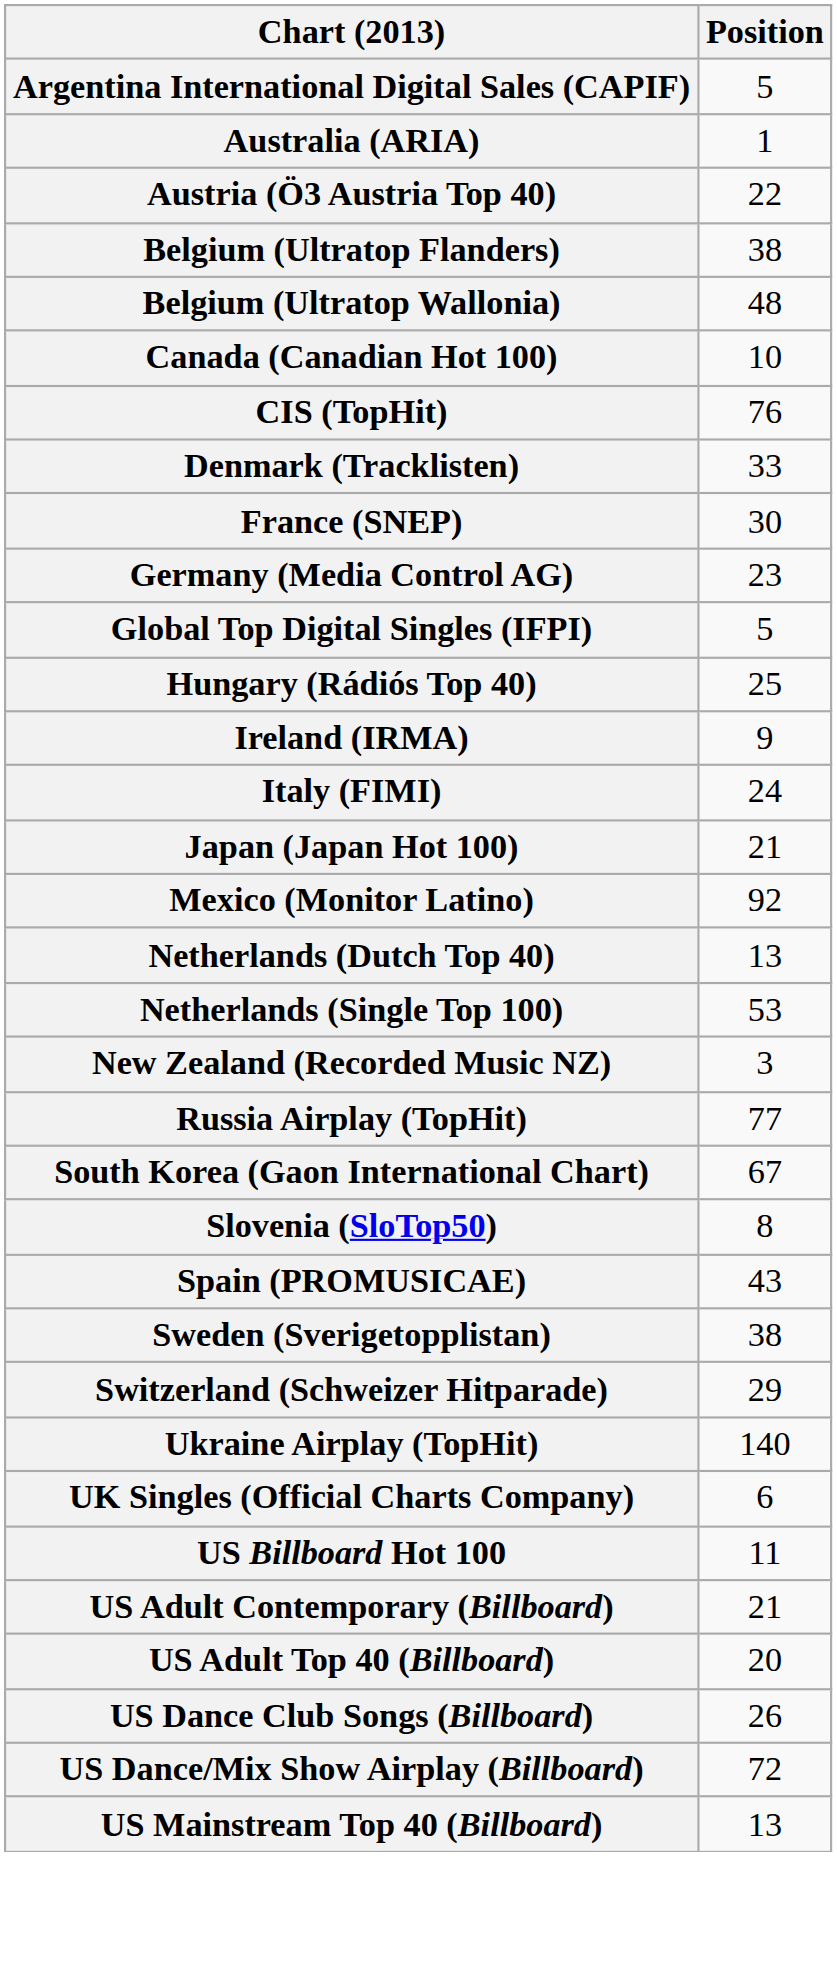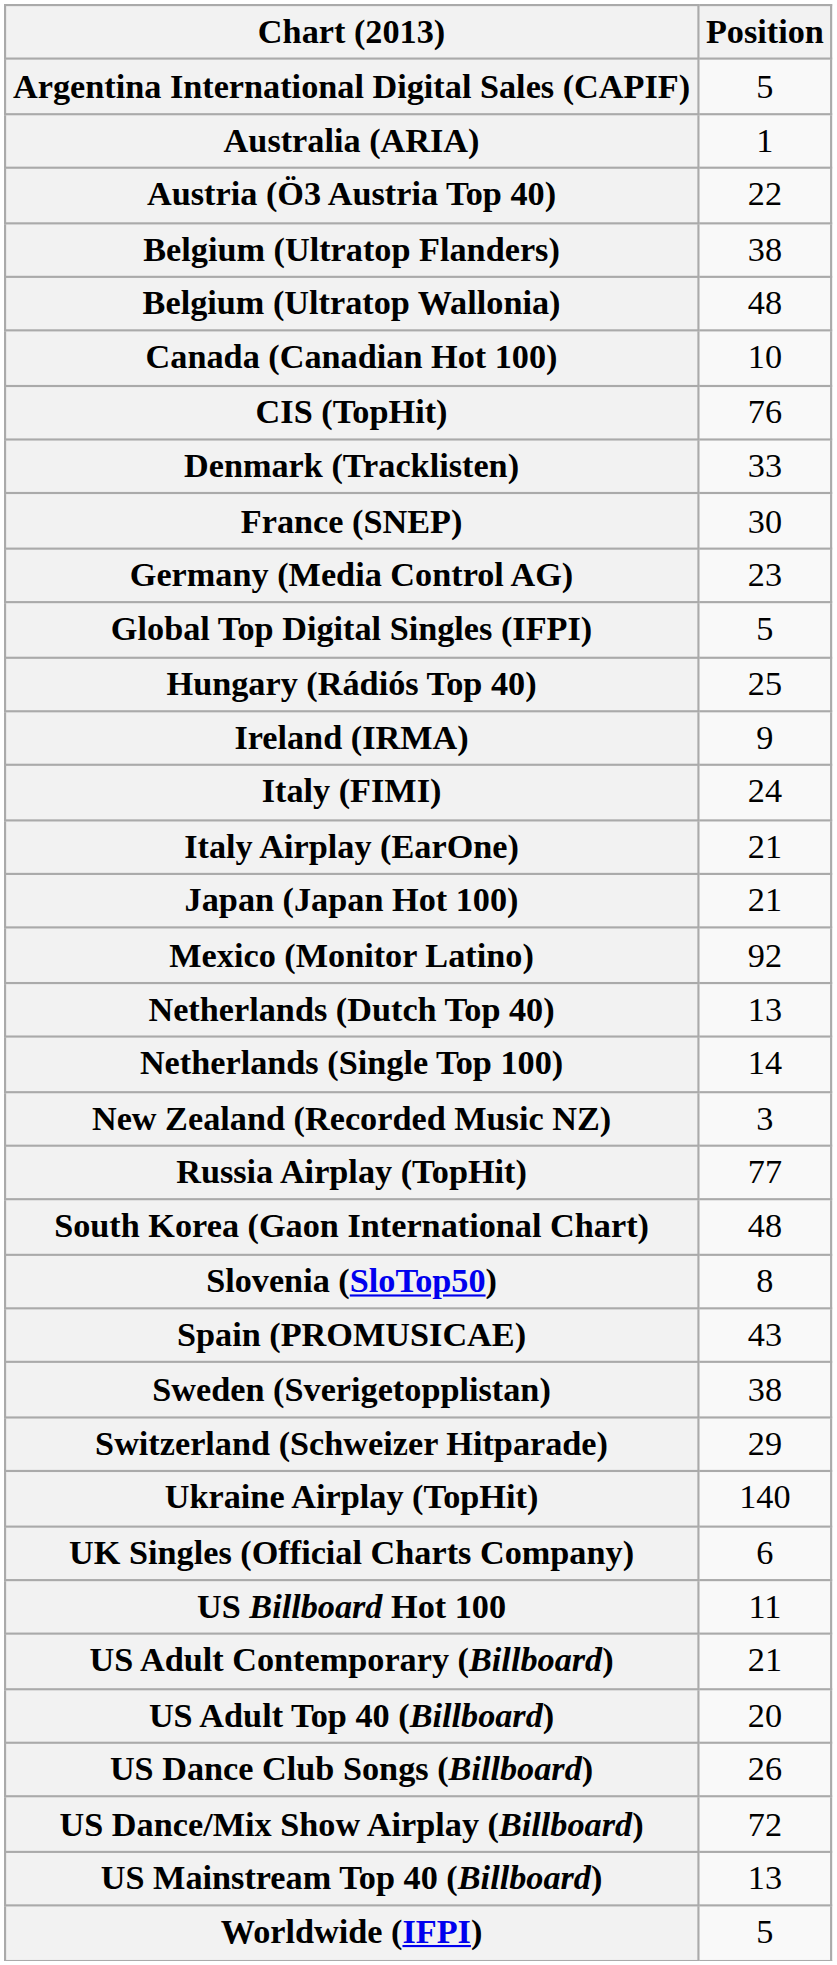+ row: (352, 846)
(765, 1009) 53 -> (765, 1063) 14
(765, 1172) 67 -> (765, 1226) 48
+ row: (352, 1932)
